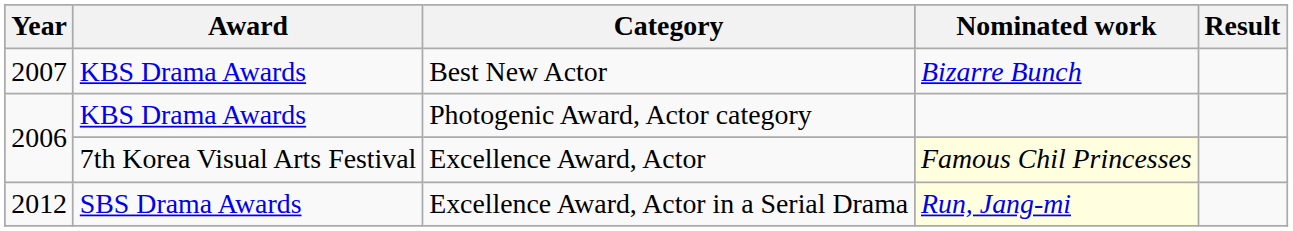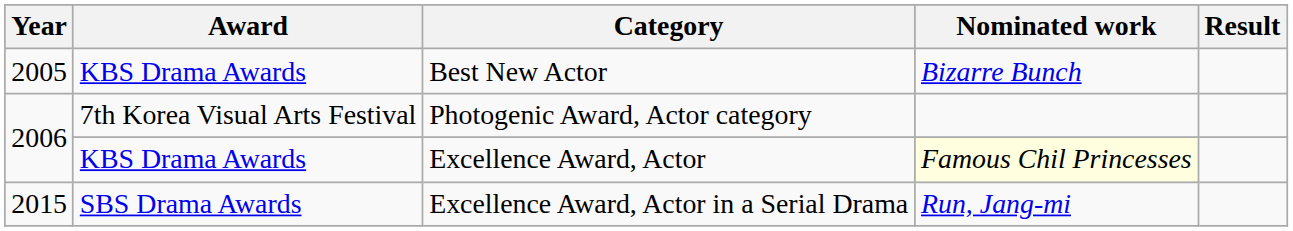(39, 70) 2007 -> (39, 70) 2005
(193, 114) KBS Drama Awards -> (248, 114) 7th Korea Visual Arts Festival
(248, 159) 7th Korea Visual Arts Festival -> (193, 159) KBS Drama Awards
(39, 203) 2012 -> (39, 203) 2015
(996, 203) lightyellow background -> (996, 203) no background
